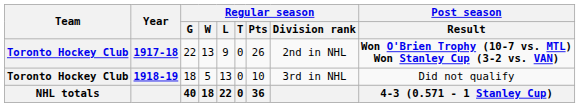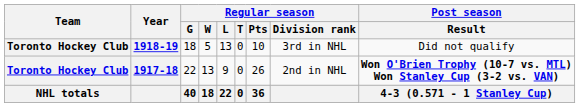rows swapped: (156, 54) <-> (156, 77)
